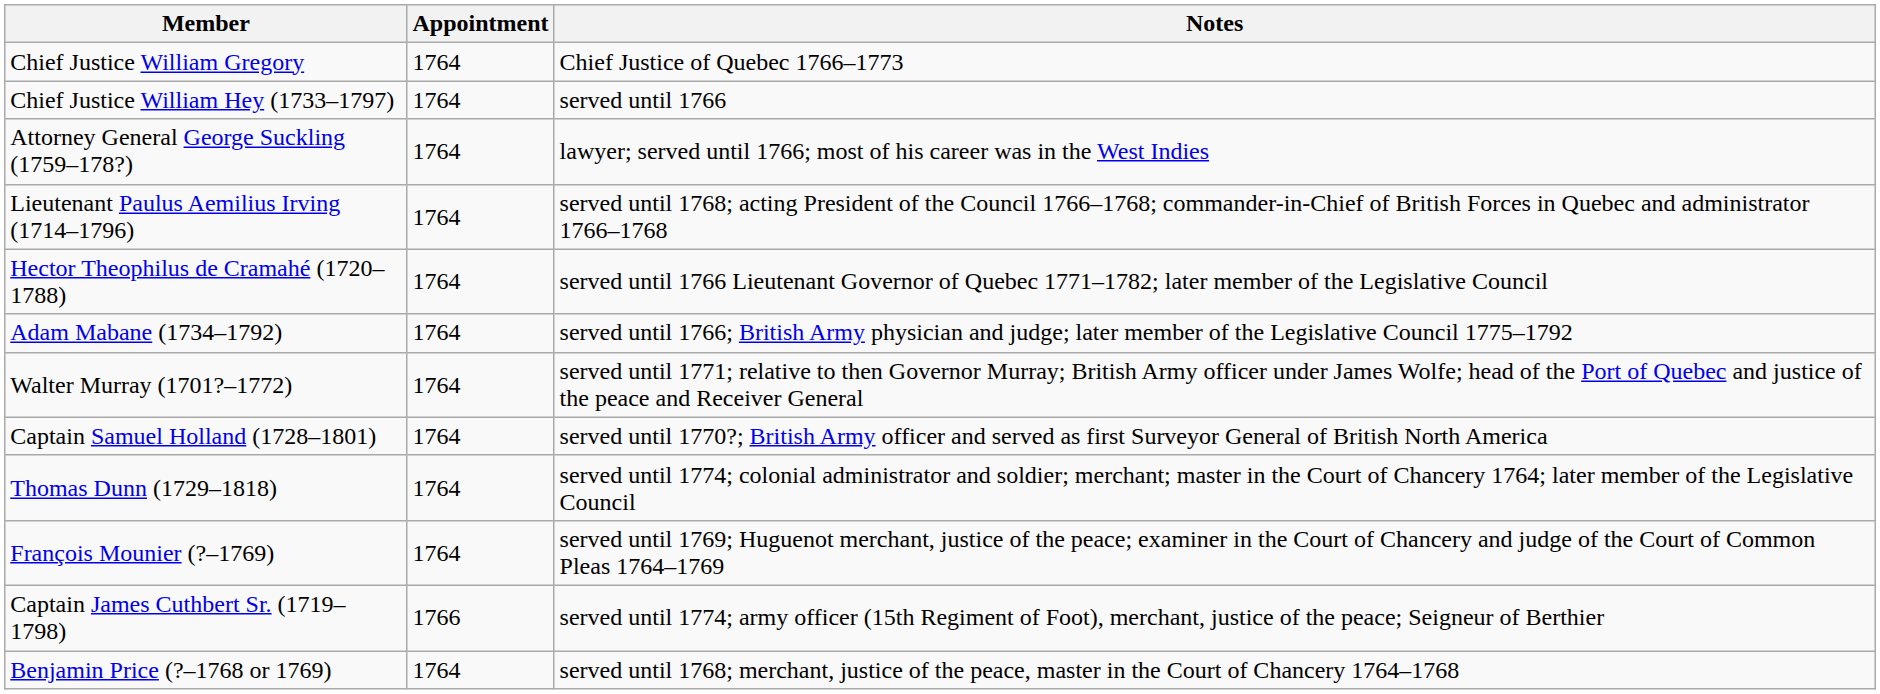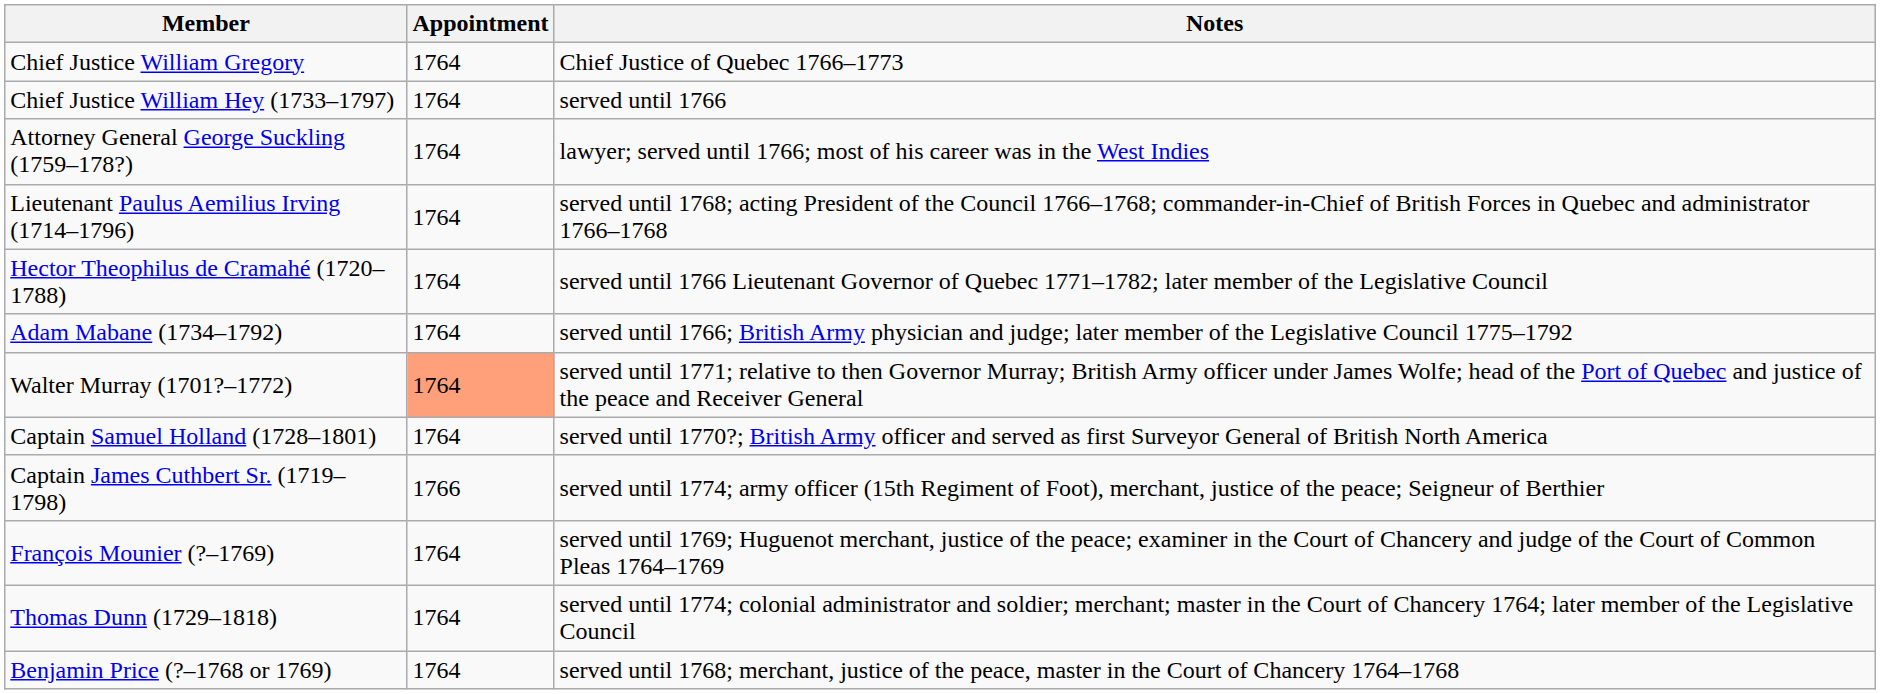(436, 384) no background -> (436, 384) lightsalmon background
rows swapped: (144, 487) <-> (178, 617)
